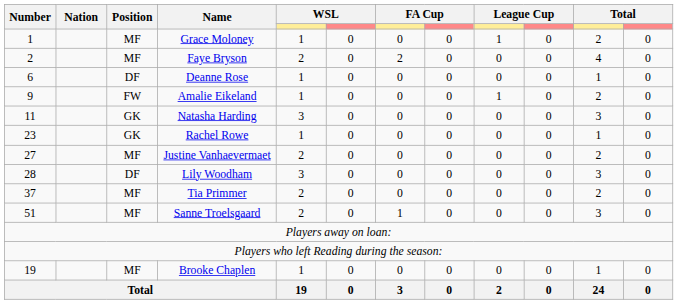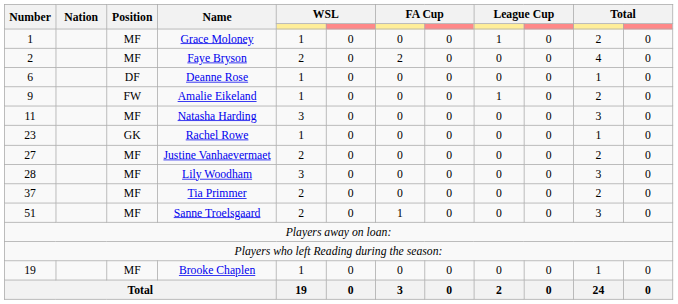(132, 116) GK -> (132, 116) MF
(132, 174) DF -> (132, 174) MF
